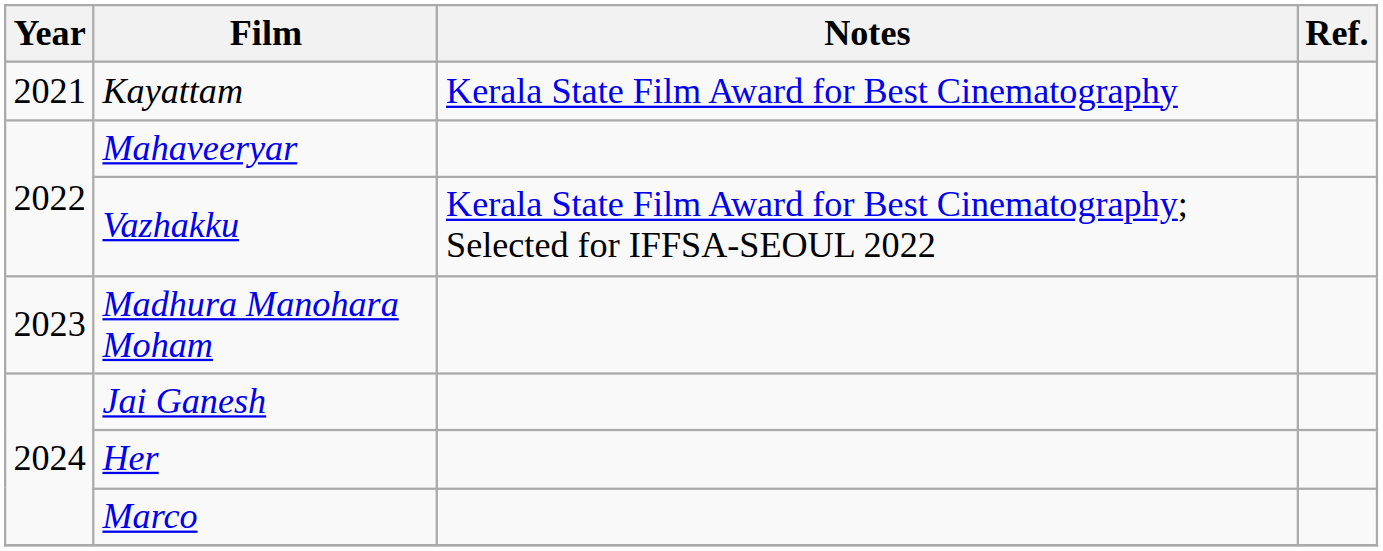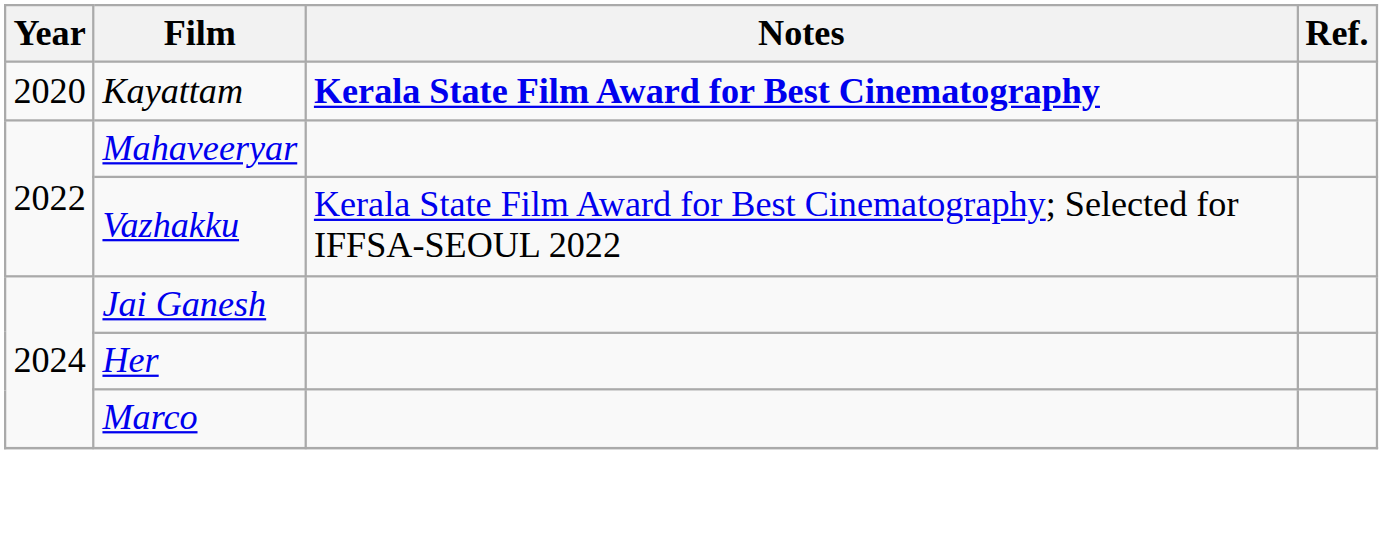(50, 90) 2021 -> (50, 90) 2020
(812, 90) normal -> (707, 90) bold
- row: (251, 323)
